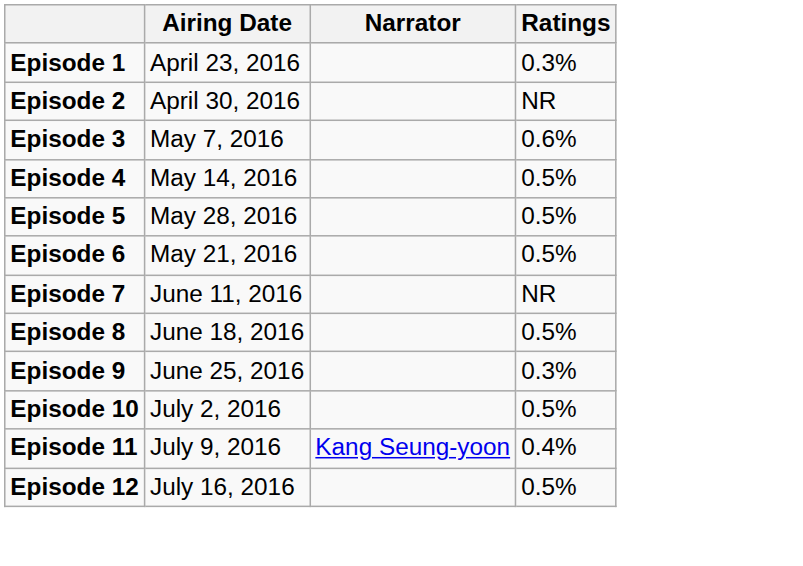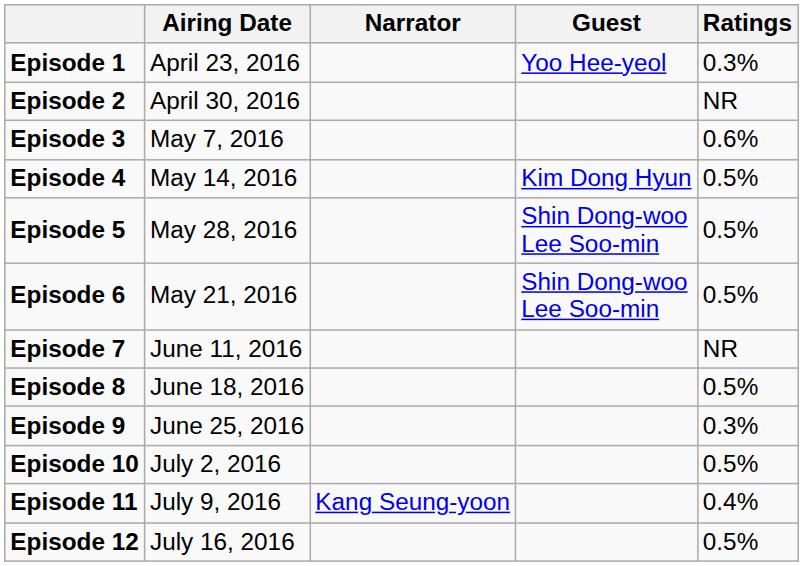+ column: (606, 23)
